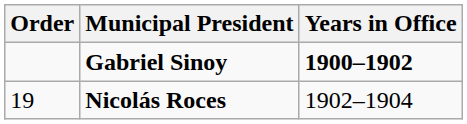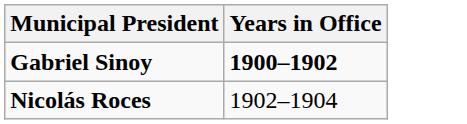- column: (42, 23)
